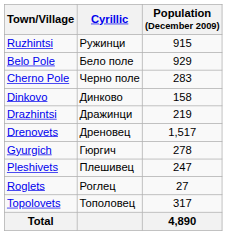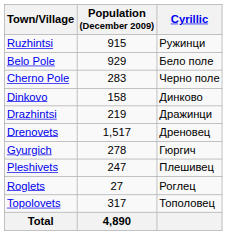columns swapped: (110, 19) <-> (182, 19)
